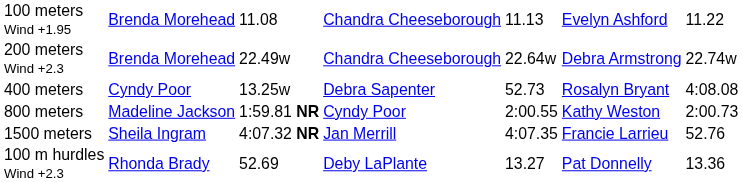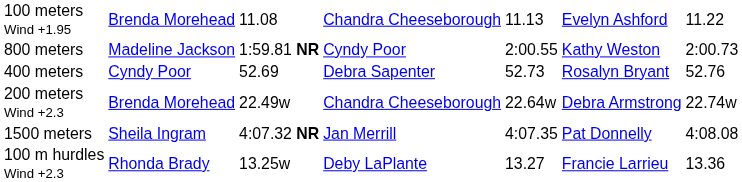rows swapped: (44, 59) <-> (44, 111)
(265, 90) 13.25w -> (259, 72) 52.69
(712, 90) 4:08.08 -> (705, 72) 52.76
(615, 133) Francie Larrieu -> (607, 133) Pat Donnelly
(705, 133) 52.76 -> (712, 133) 4:08.08
(259, 164) 52.69 -> (265, 164) 13.25w
(607, 164) Pat Donnelly -> (615, 164) Francie Larrieu
